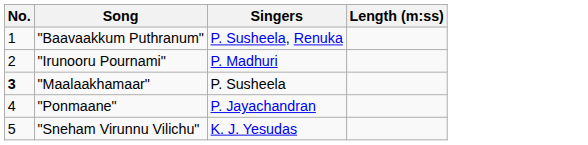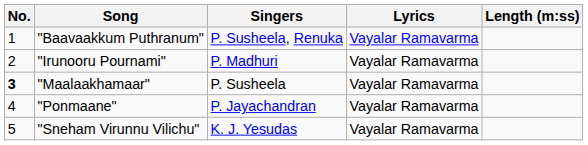+ column: (414, 16)
